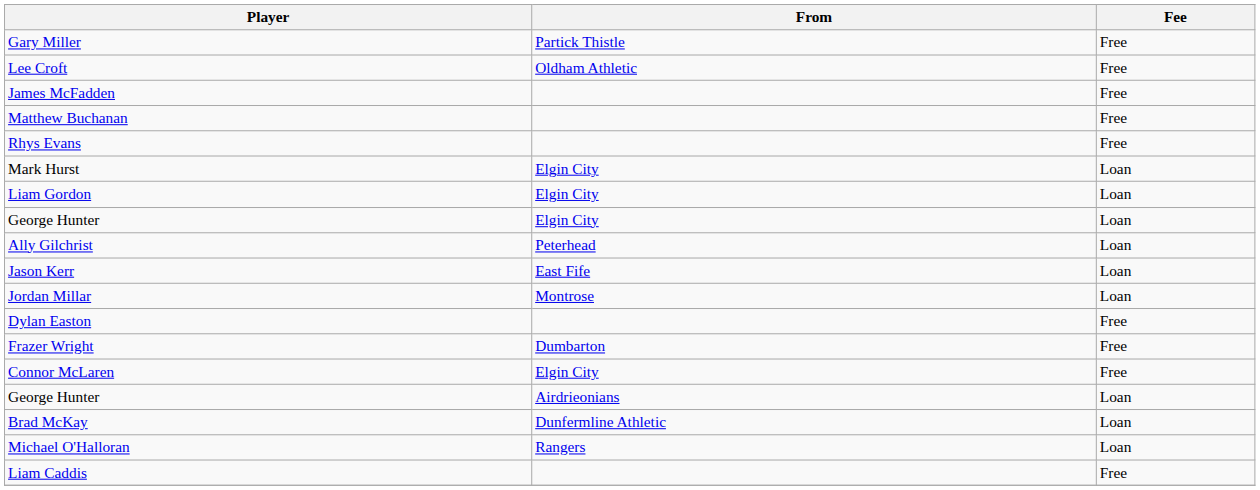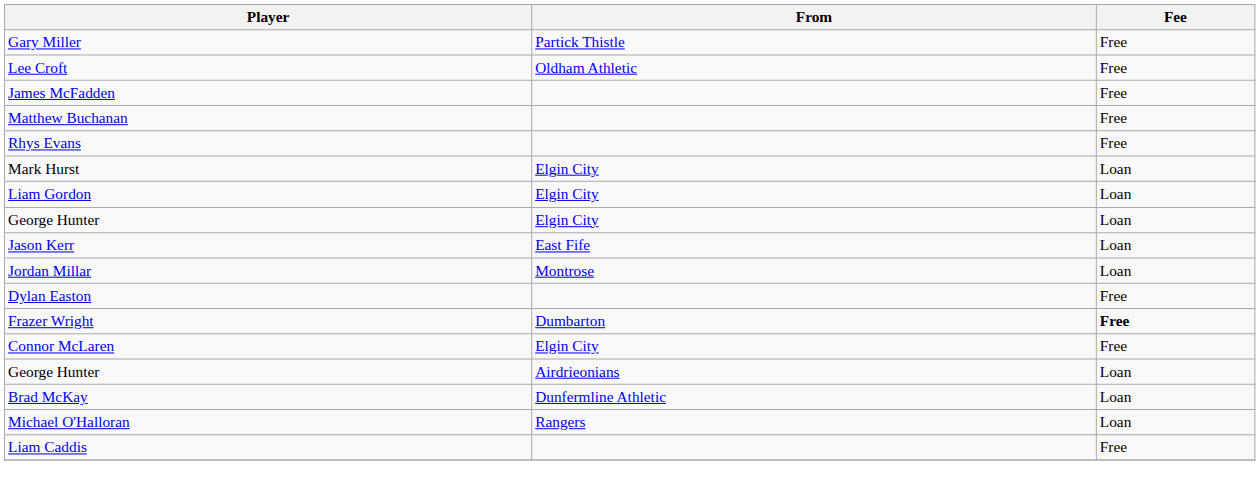- row: (50, 245)
(1113, 346) normal -> (1115, 321) bold
